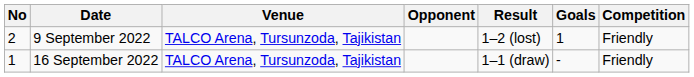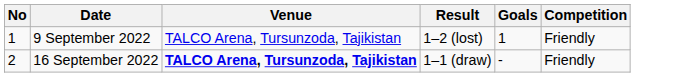- column: (441, 15)
(12, 38) 2 -> (12, 38) 1
(12, 60) 1 -> (12, 60) 2
(283, 60) normal -> (291, 60) bold
